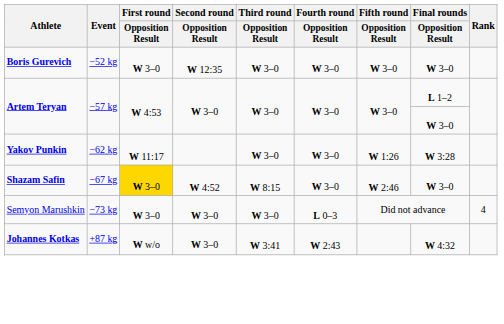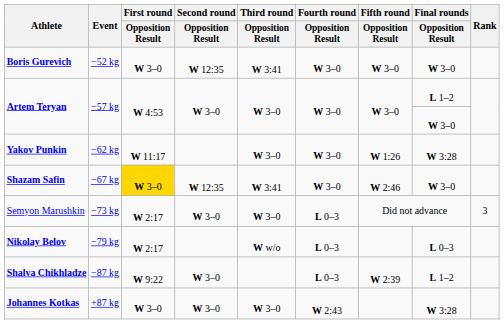(265, 69) W 3–0 -> (267, 70) W 3:41
(205, 188) W 4:52 -> (206, 188) W 12:35
(265, 188) W 8:15 -> (267, 188) W 3:41
(146, 216) W 3–0 -> (148, 218) W 2:17
(483, 210) 4 -> (485, 211) 3
+ row: (36, 242)
+ row: (47, 273)
(146, 245) W w/o -> (148, 309) W 3–0
(265, 246) W 3:41 -> (267, 309) W 3–0
(440, 246) W 4:32 -> (442, 311) W 3:28
